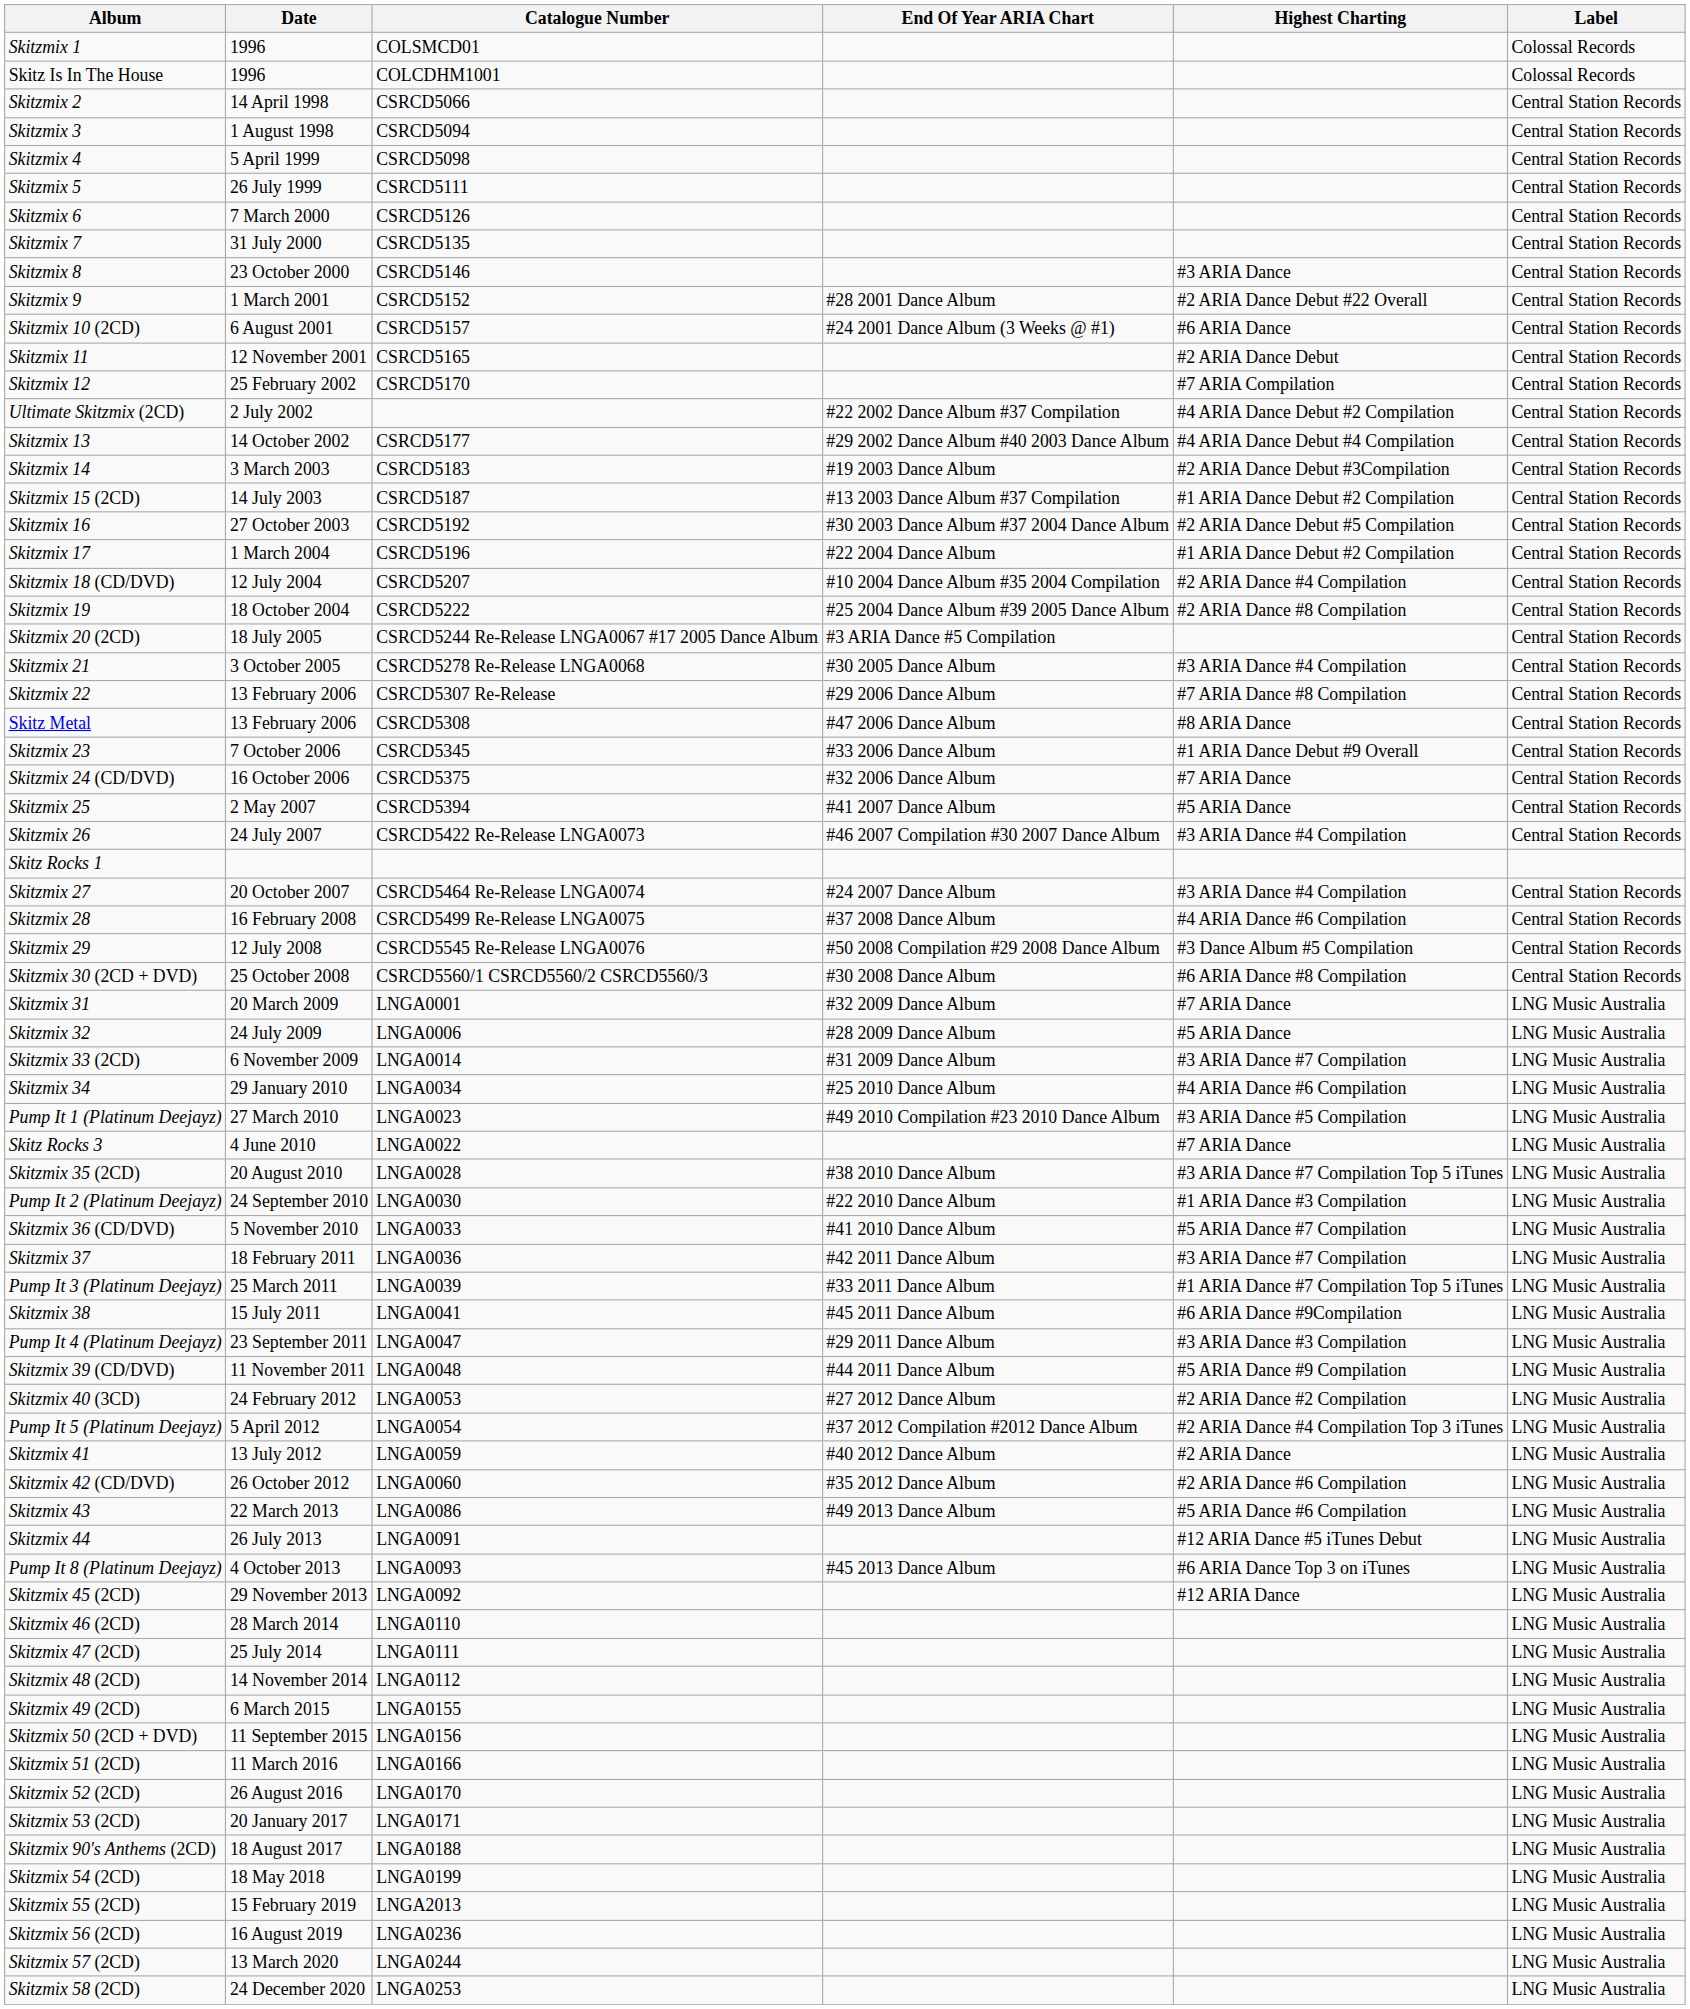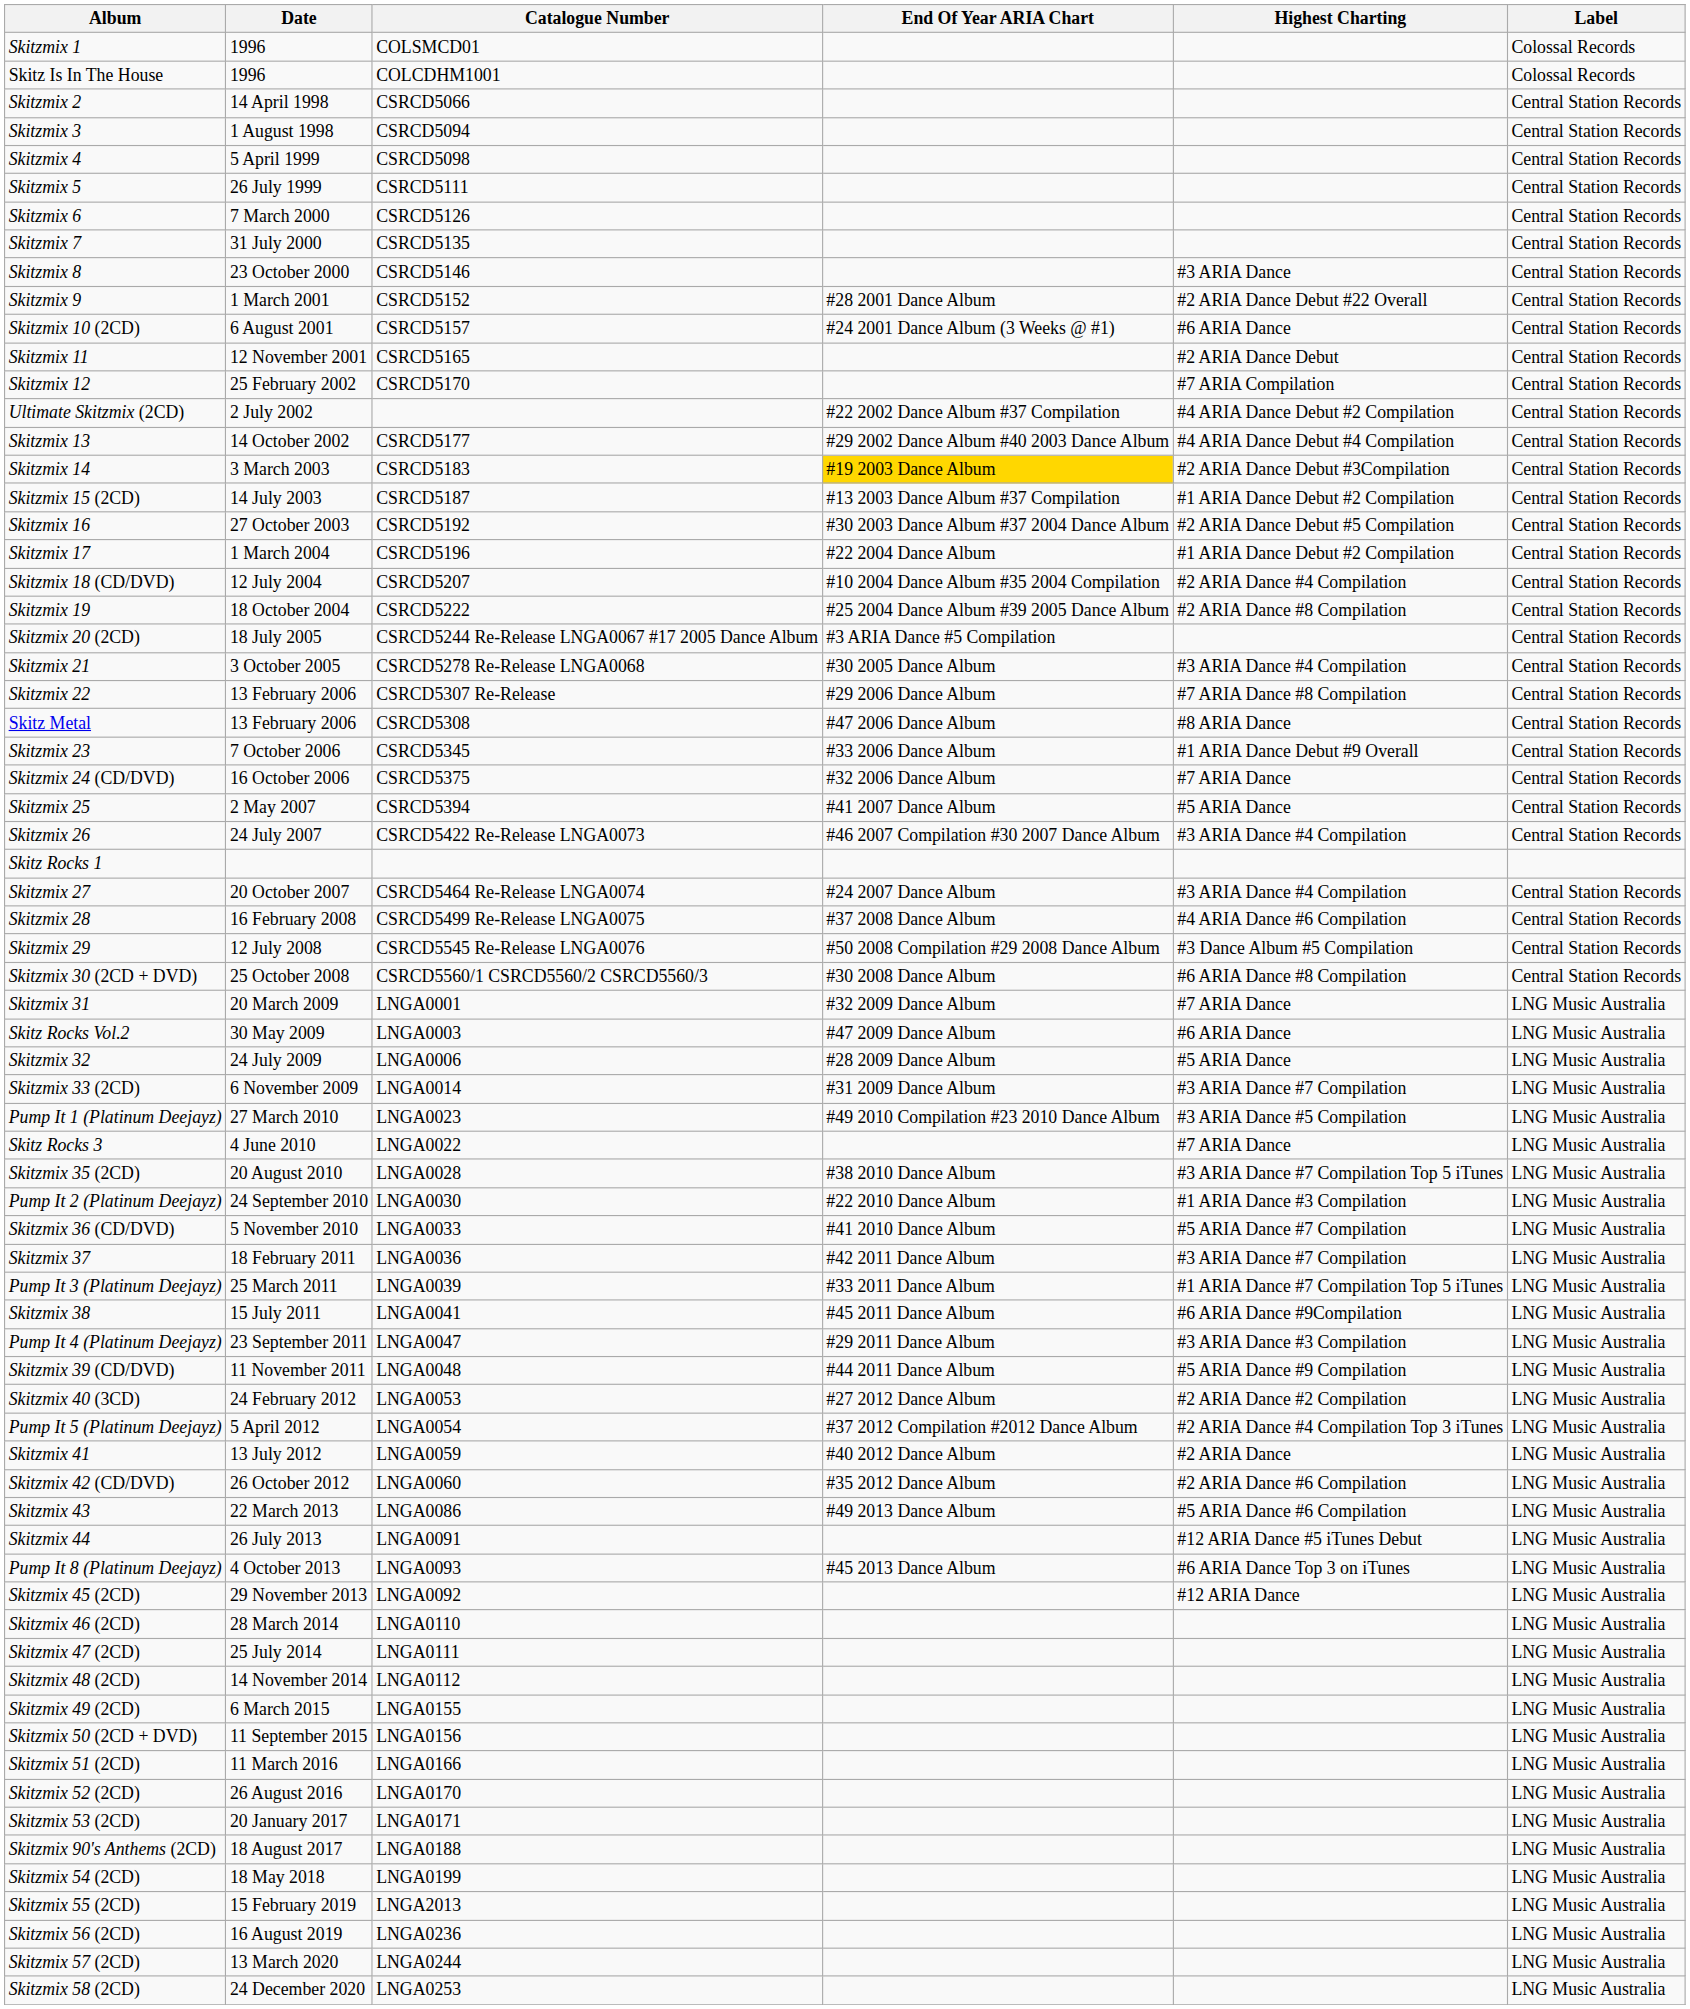(911, 469) no background -> (911, 469) gold background
+ row: (69, 1032)
- row: (49, 1088)
